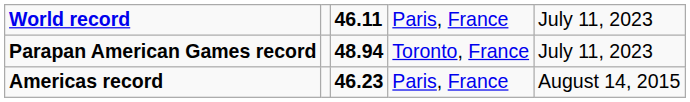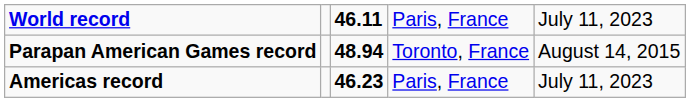(595, 50) July 11, 2023 -> (609, 50) August 14, 2015
(609, 81) August 14, 2015 -> (595, 81) July 11, 2023
